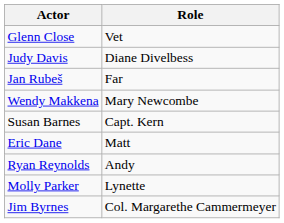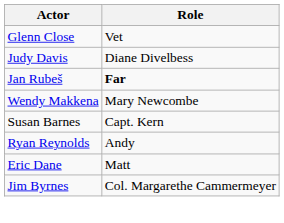(114, 79) normal -> (115, 79) bold
rows swapped: (35, 143) <-> (49, 164)
- row: (43, 185)
